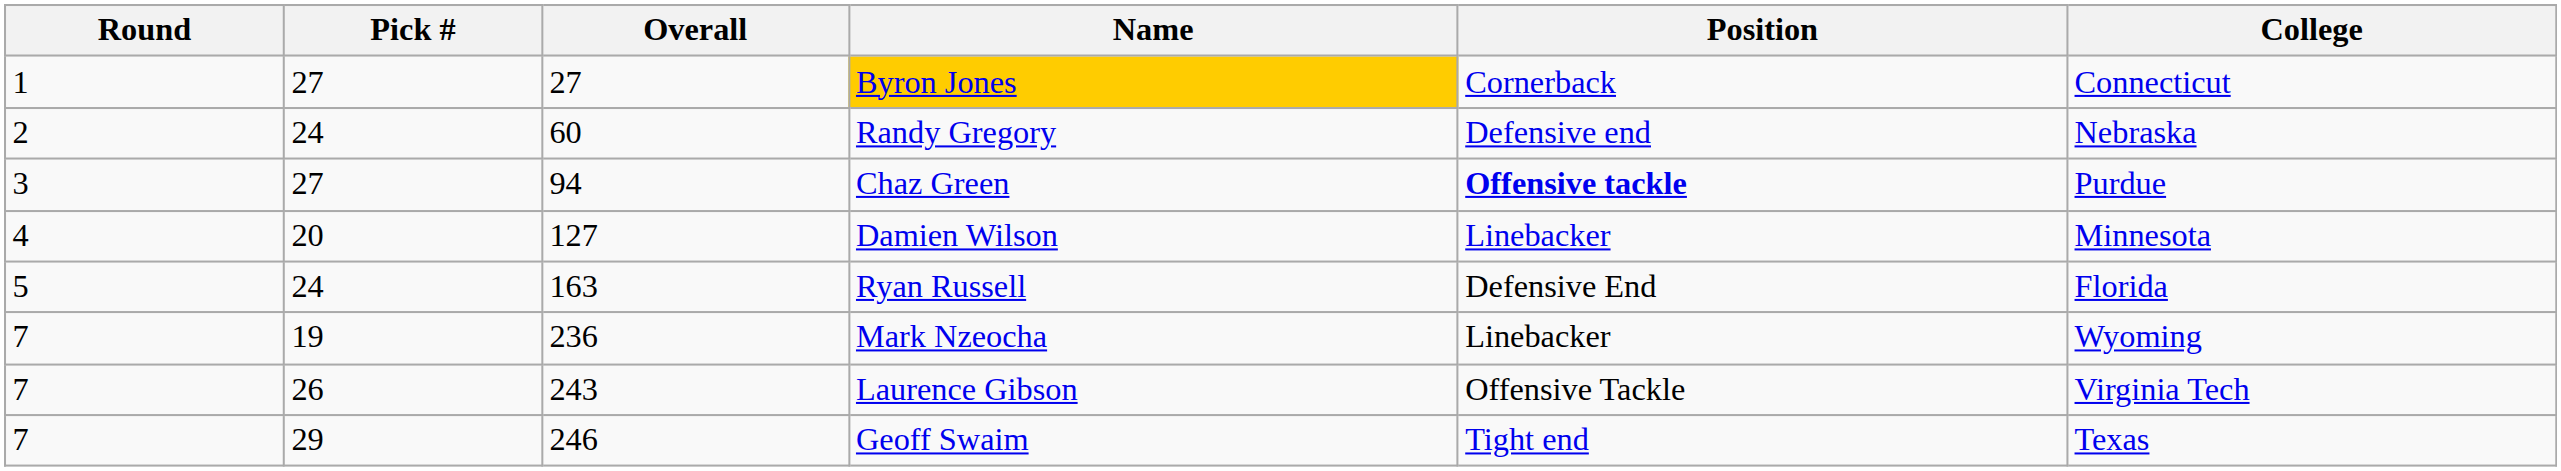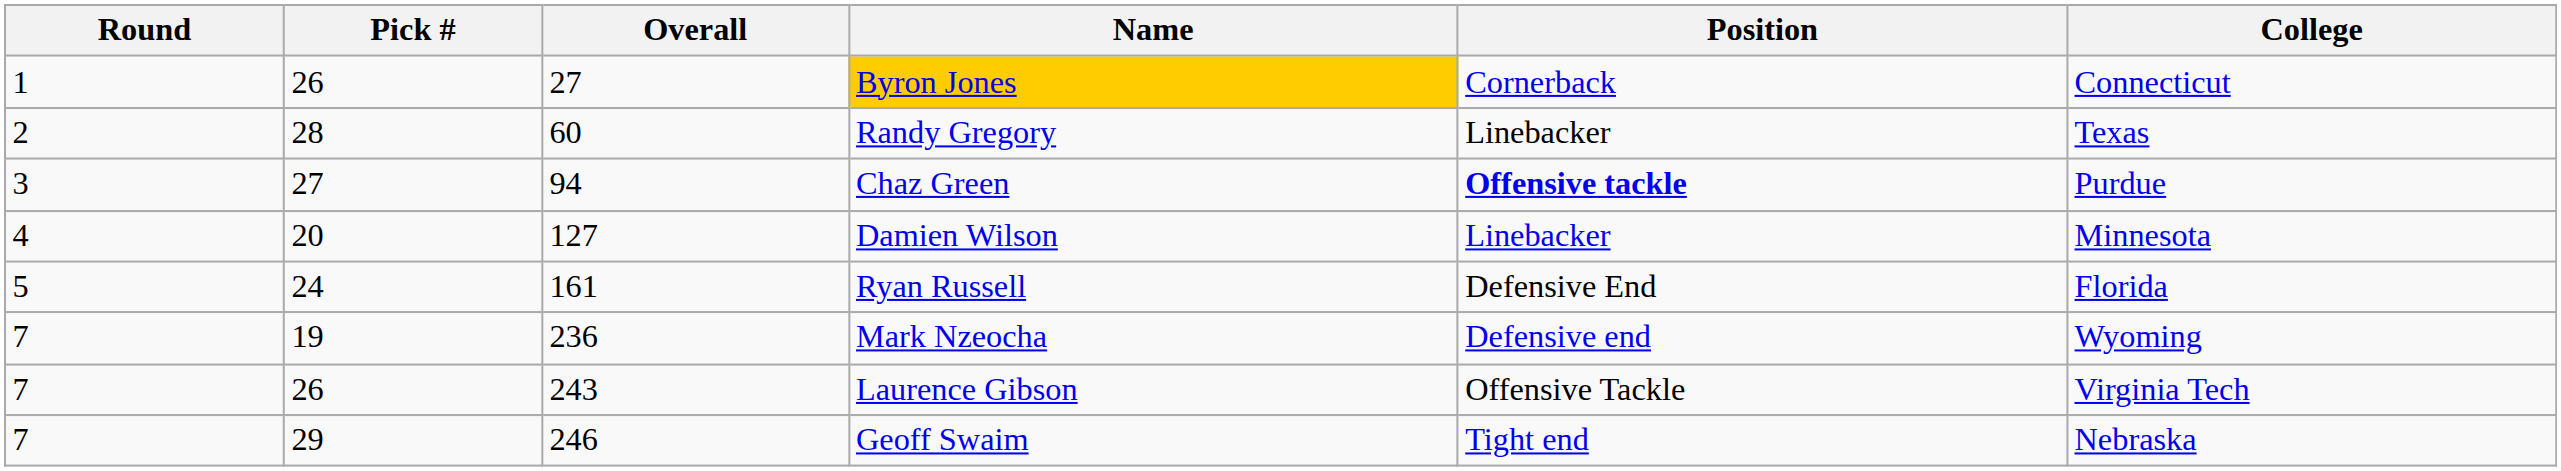(308, 81) 27 -> (308, 81) 26
(308, 132) 24 -> (308, 132) 28
(1558, 132) Defensive end -> (1538, 132) Linebacker
(2136, 132) Nebraska -> (2112, 132) Texas
(574, 286) 163 -> (574, 286) 161
(1538, 337) Linebacker -> (1558, 337) Defensive end
(2112, 440) Texas -> (2136, 440) Nebraska
